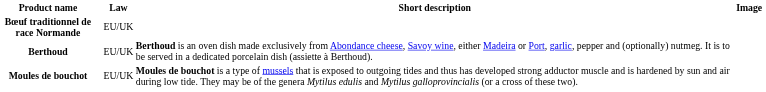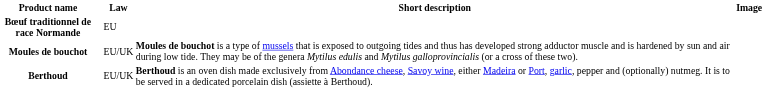(118, 27) EU/UK -> (110, 27) EU
rows swapped: (48, 51) <-> (48, 76)
